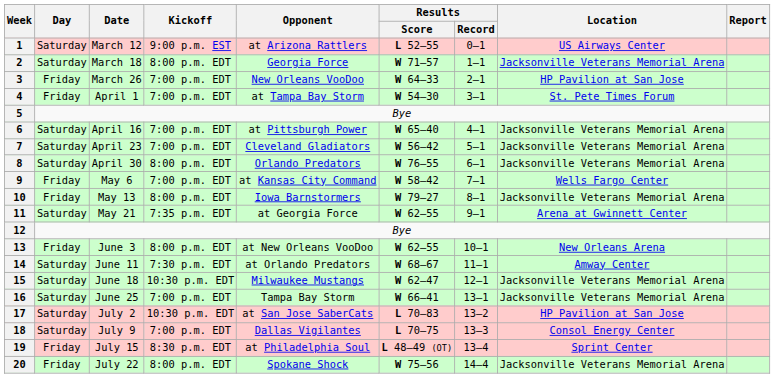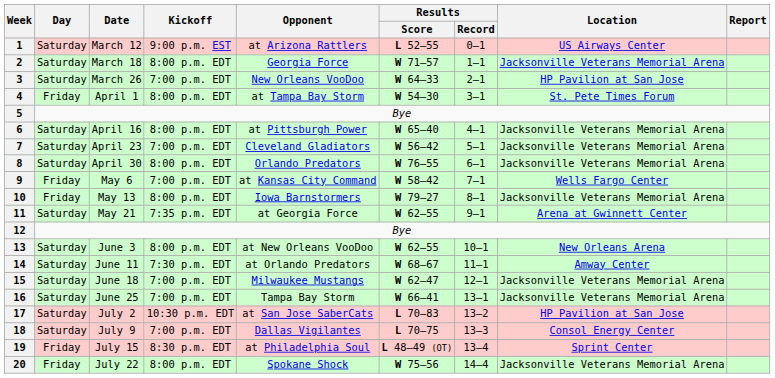(62, 80) Friday -> (62, 80) Saturday
(190, 97) 7:00 p.m. EDT -> (190, 97) 8:00 p.m. EDT
(190, 130) 7:00 p.m. EDT -> (190, 130) 8:00 p.m. EDT
(62, 248) Friday -> (62, 248) Saturday
(190, 281) 10:30 p.m. EDT -> (190, 281) 7:00 p.m. EDT
